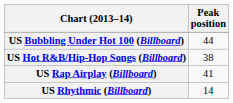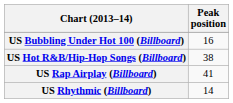(208, 40) 44 -> (208, 40) 16
